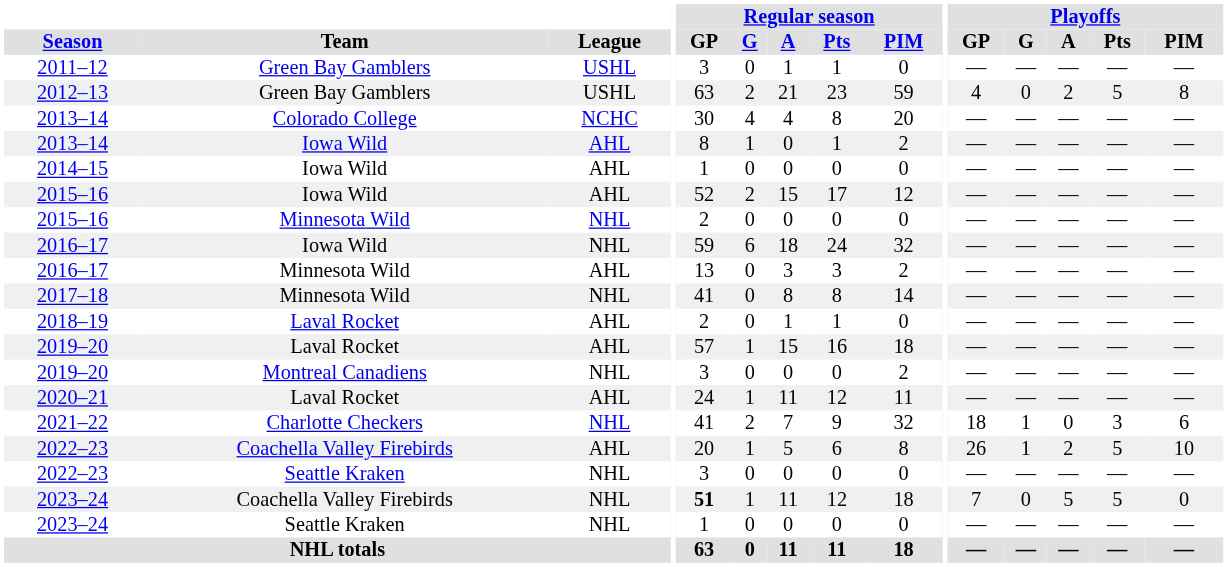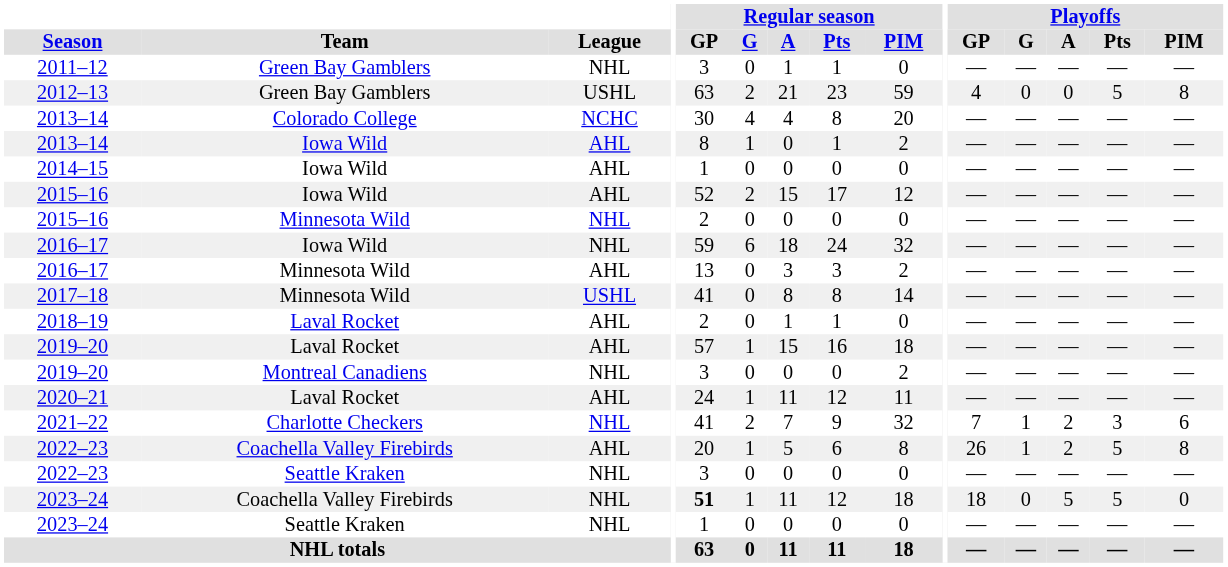(610, 67) USHL -> (610, 67) NHL
(1068, 92) 2 -> (1068, 92) 0
(610, 295) NHL -> (610, 295) USHL
(976, 422) 18 -> (976, 422) 7
(1068, 422) 0 -> (1068, 422) 2
(1184, 448) 10 -> (1184, 448) 8
(976, 499) 7 -> (976, 499) 18
